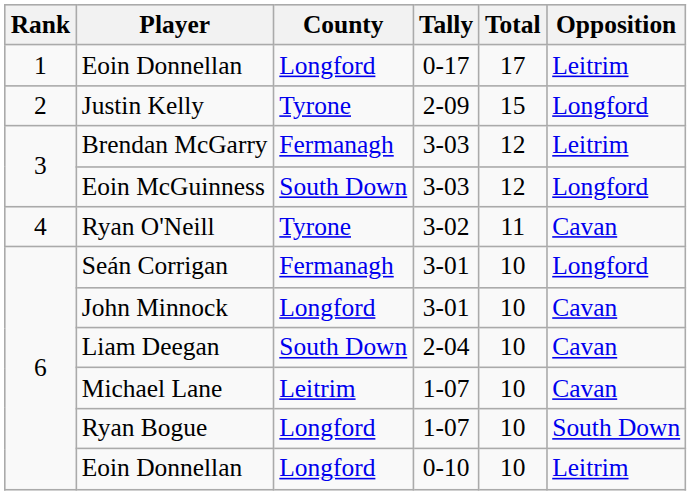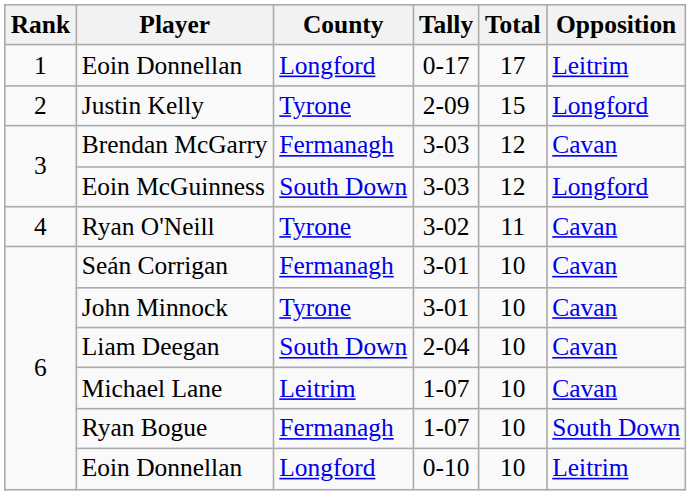(590, 145) Leitrim -> (585, 145) Cavan
(600, 266) Longford -> (585, 266) Cavan
(327, 307) Longford -> (315, 307) Tyrone
(327, 428) Longford -> (337, 428) Fermanagh
